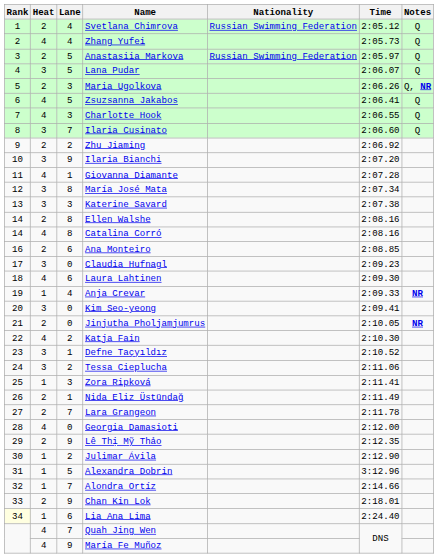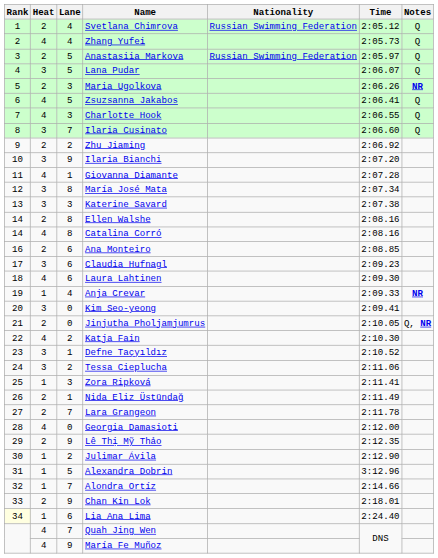(418, 86) Q, NR -> (418, 86) NR
(70, 264) 0 -> (70, 264) 6
(418, 323) NR -> (418, 323) Q, NR
